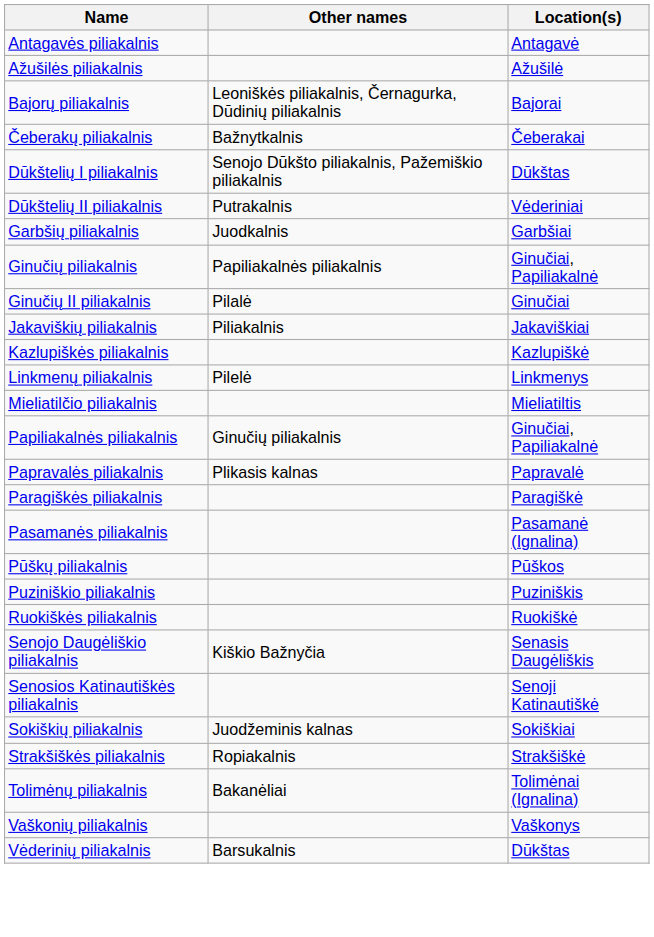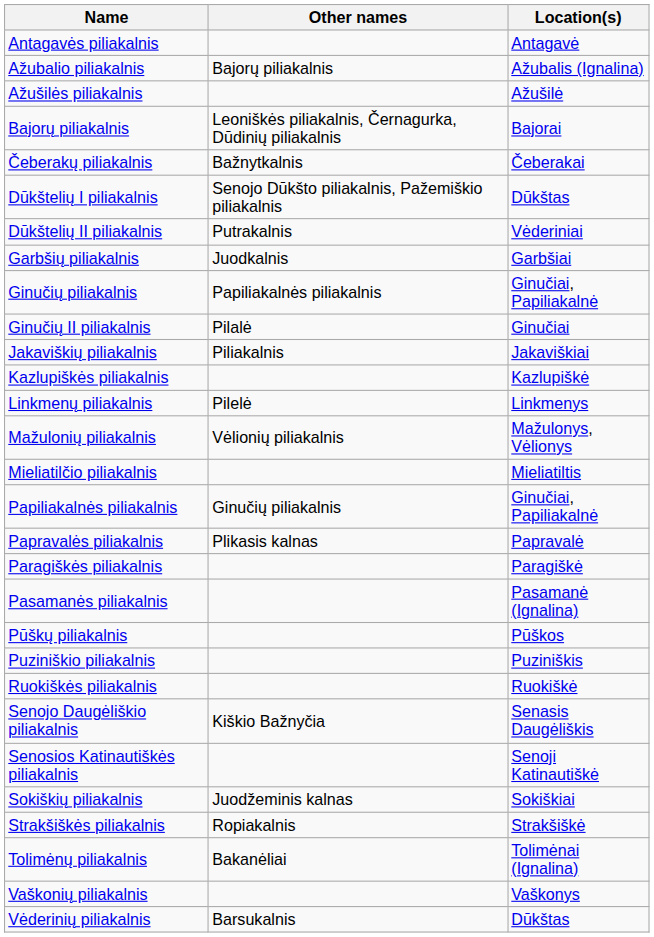+ row: (76, 68)
+ row: (82, 438)
